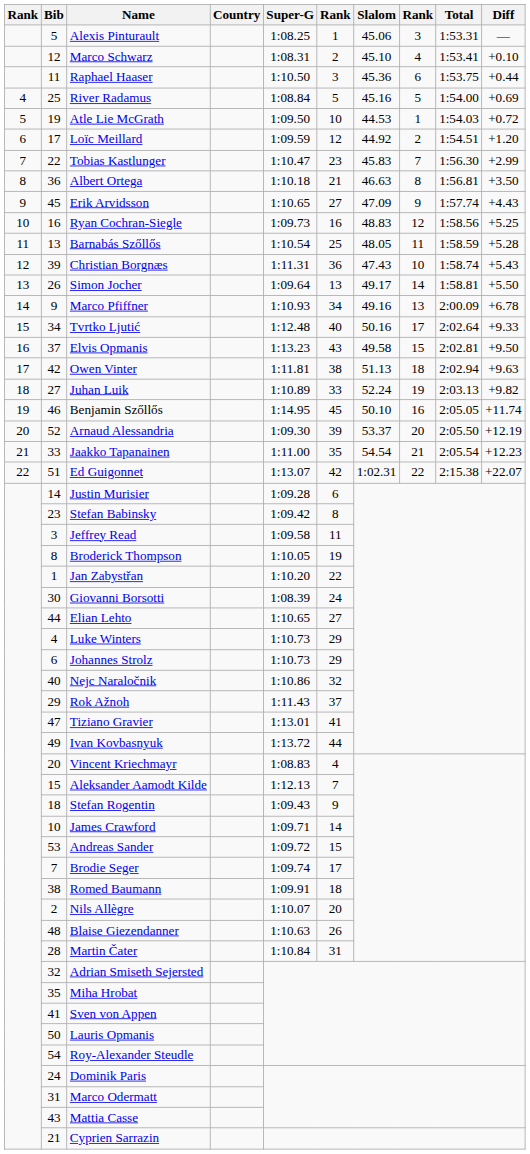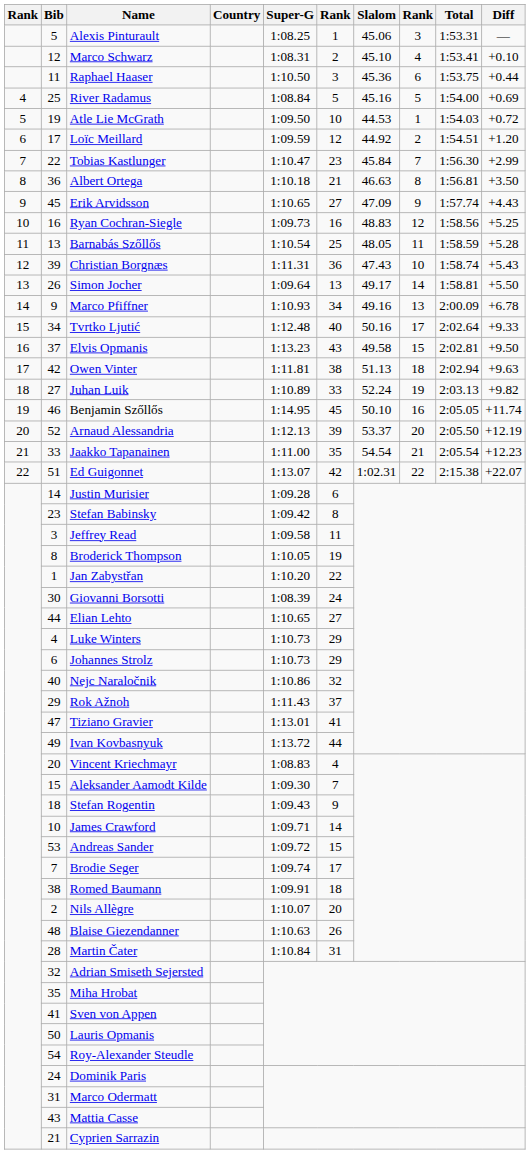(377, 160) 45.83 -> (377, 160) 45.84
(290, 431) 1:09.30 -> (290, 431) 1:12.13
(290, 784) 1:12.13 -> (290, 784) 1:09.30
